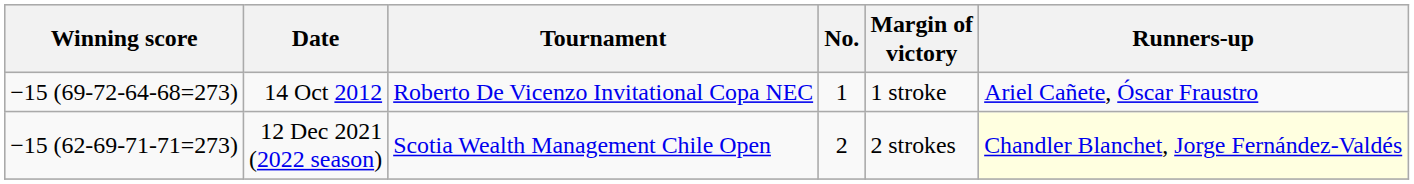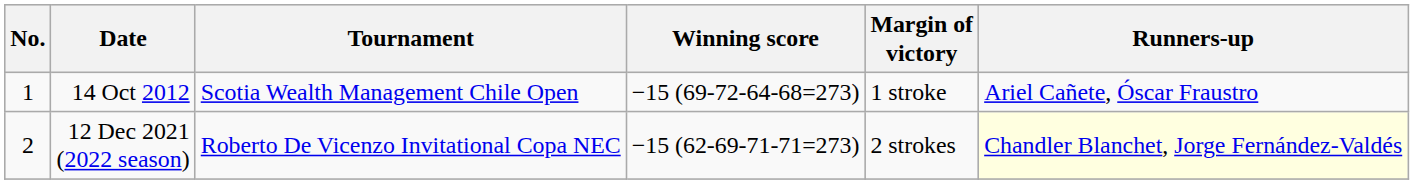columns swapped: (842, 38) <-> (124, 38)
(603, 91) Roberto De Vicenzo Invitational Copa NEC -> (390, 91) Scotia Wealth Management Chile Open
(582, 145) Scotia Wealth Management Chile Open -> (411, 145) Roberto De Vicenzo Invitational Copa NEC
